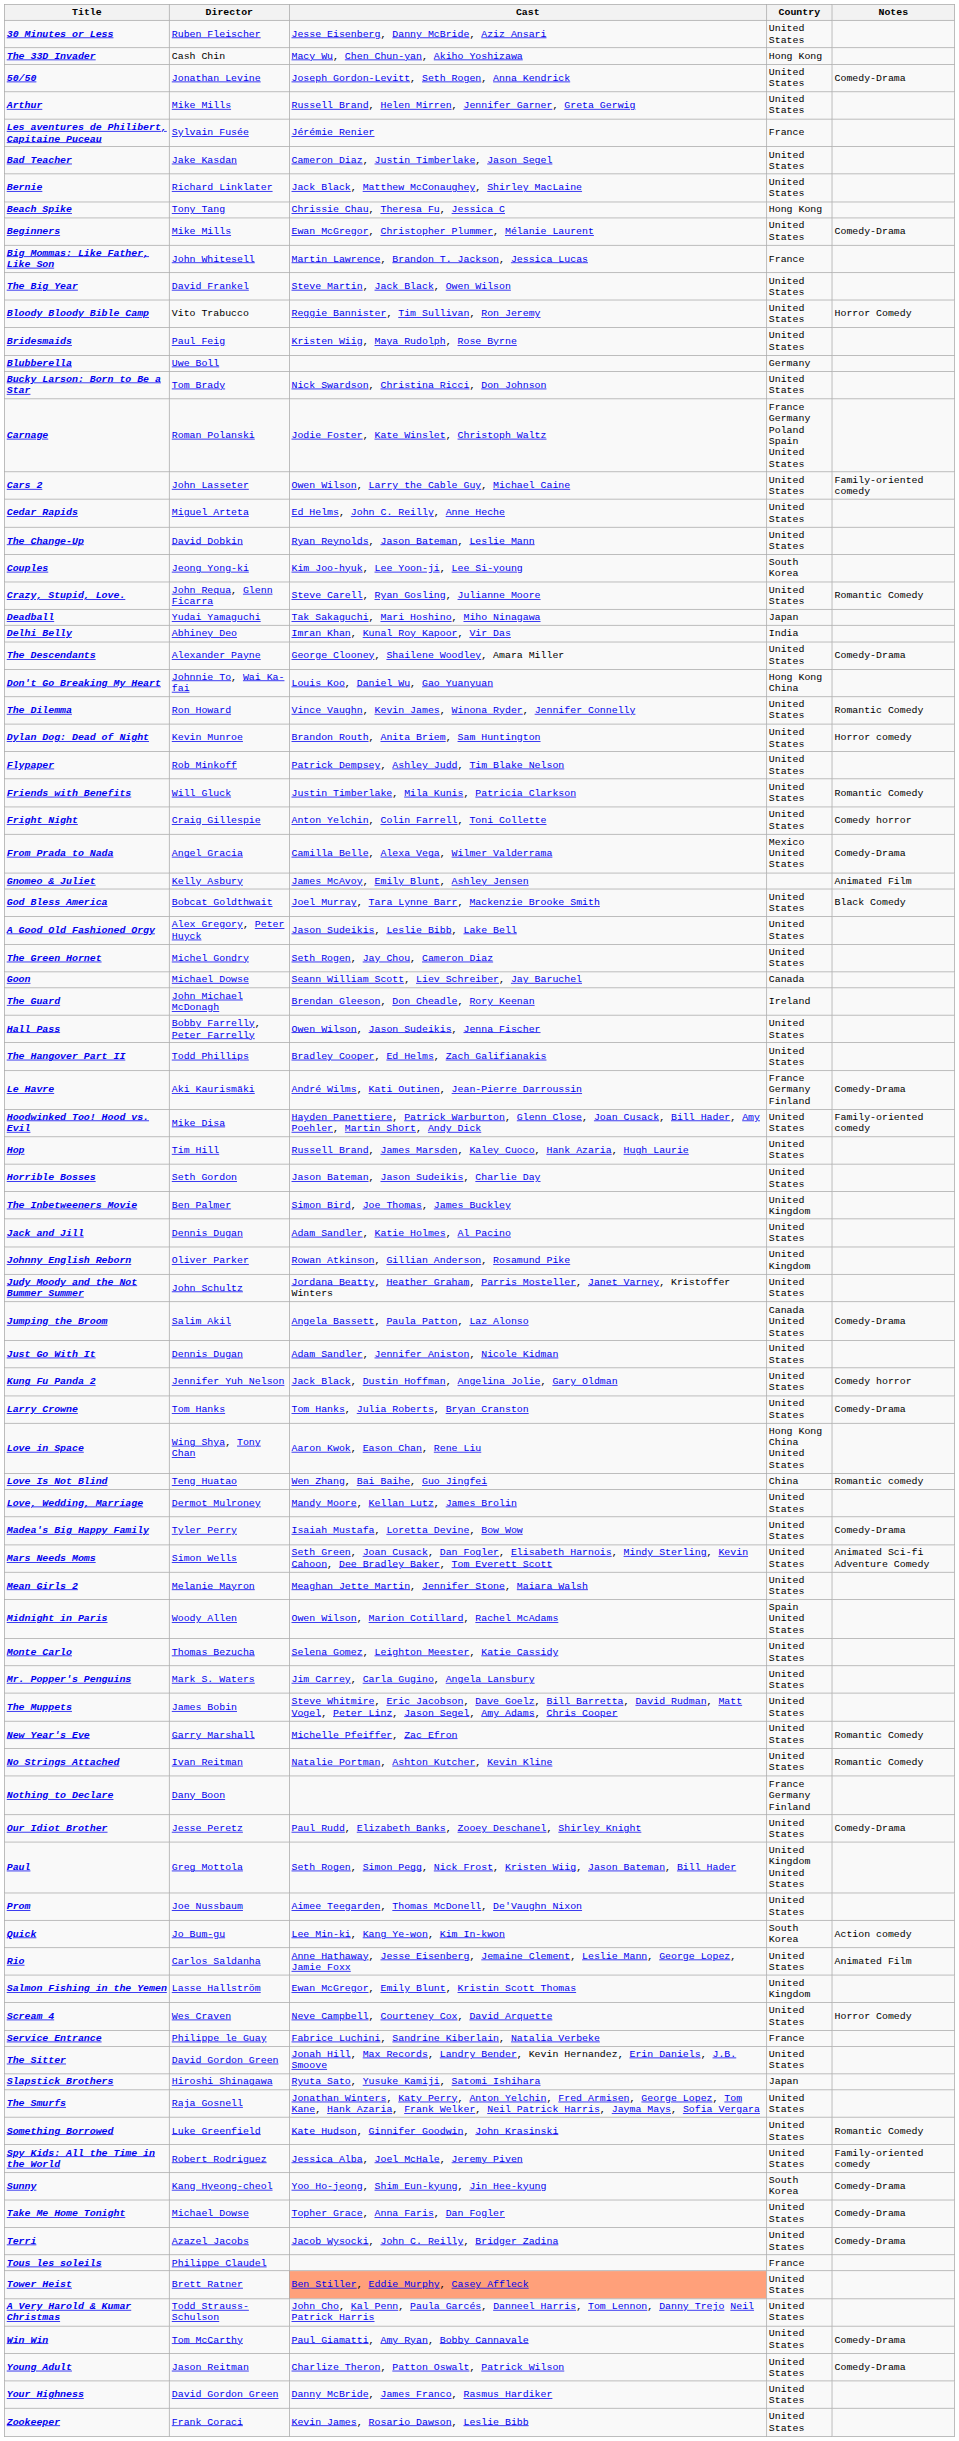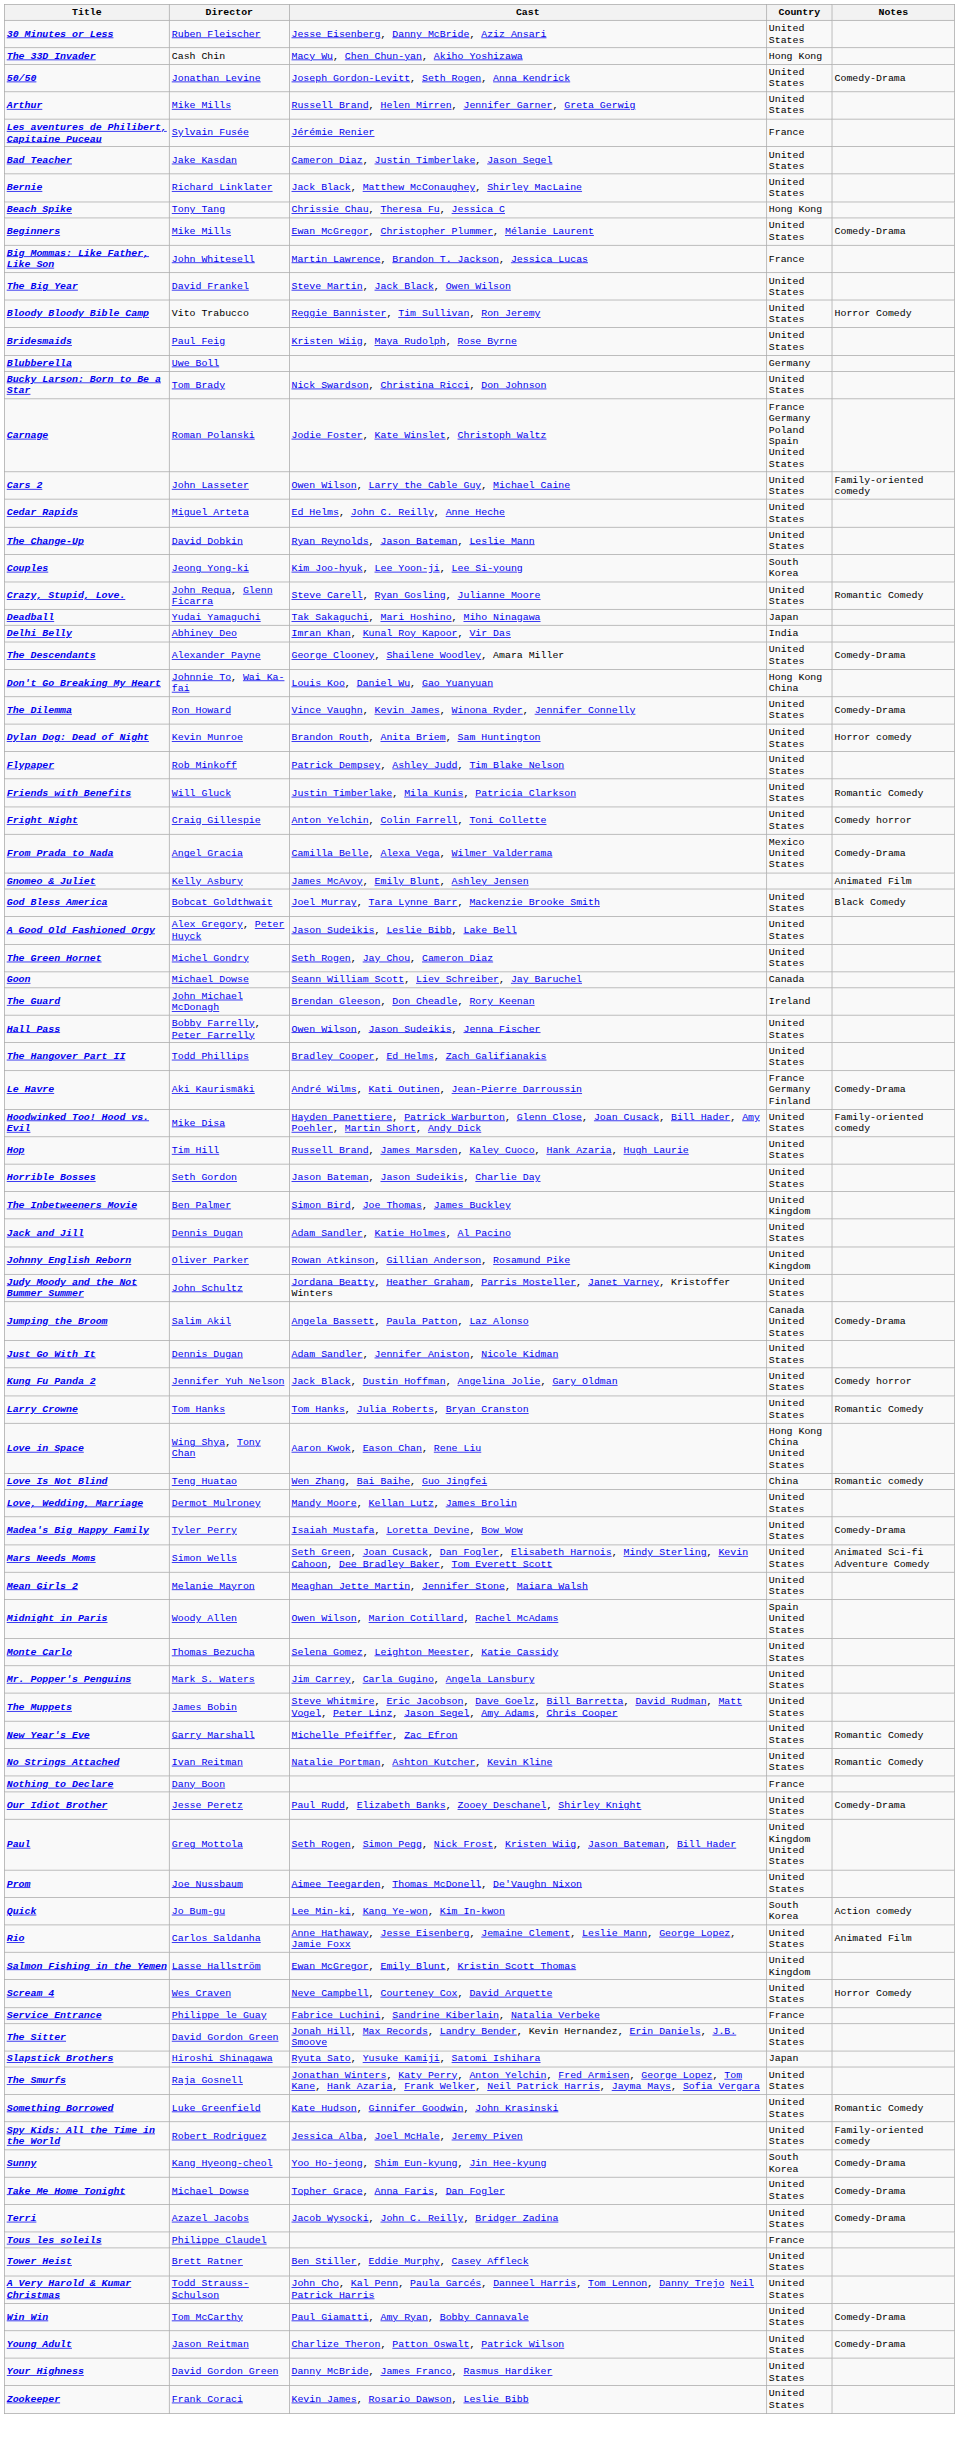(879, 710) Romantic Comedy -> (870, 710) Comedy-Drama
(870, 1409) Comedy-Drama -> (879, 1409) Romantic Comedy
(790, 1795) France Germany Finland -> (787, 1784) France
(410, 2285) lightsalmon background -> (410, 2262) no background
